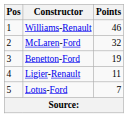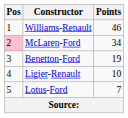(9, 43) no background -> (9, 43) pink background
(116, 43) 32 -> (116, 43) 34
(117, 74) 11 -> (116, 74) 10
